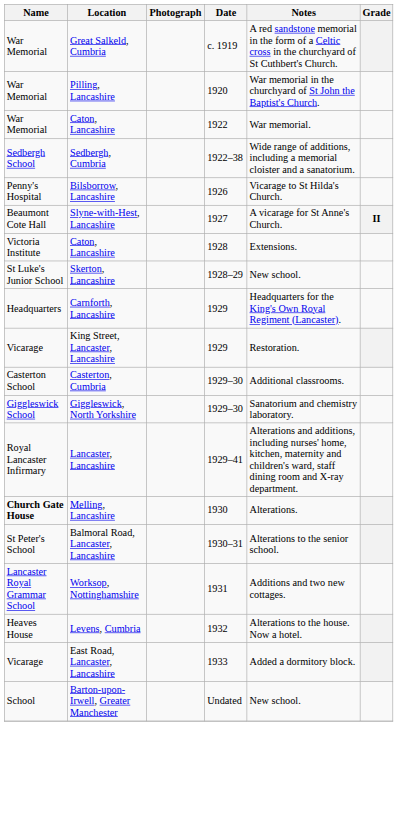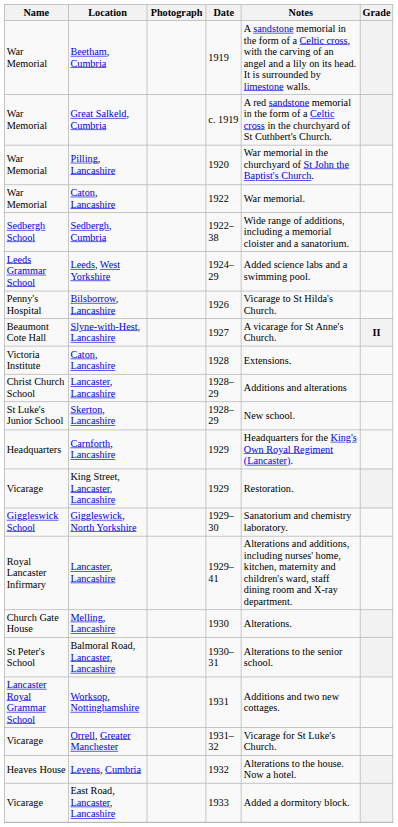+ row: (90, 57)
+ row: (95, 271)
+ row: (93, 388)
- row: (91, 381)
(35, 510) bold -> (33, 623) normal
+ row: (101, 741)
- row: (100, 701)
